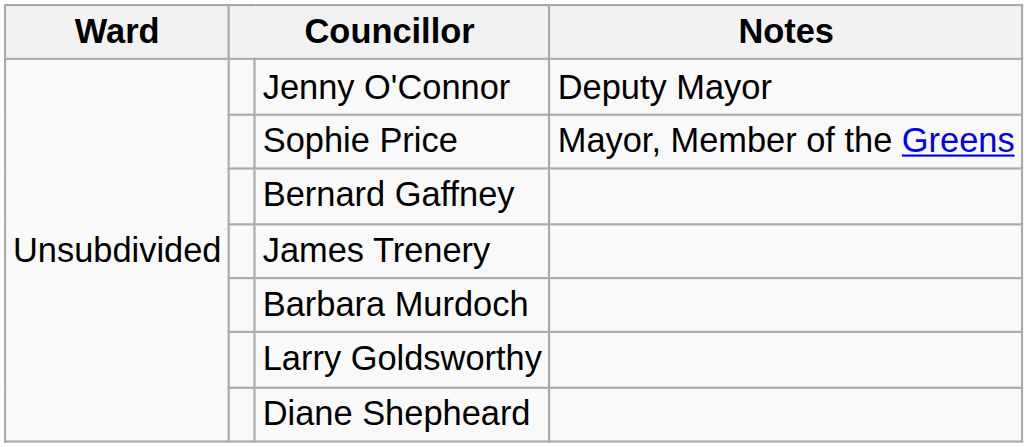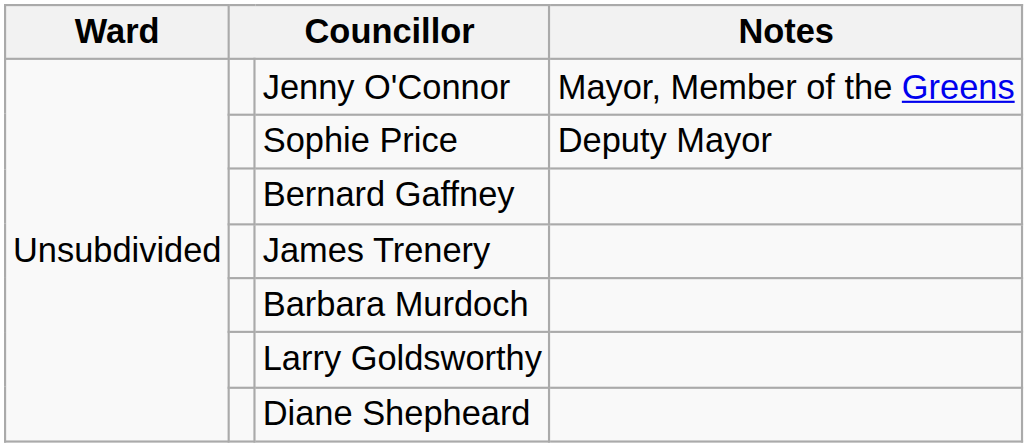(665, 86) Deputy Mayor -> (786, 86) Mayor, Member of the Greens
(786, 140) Mayor, Member of the Greens -> (665, 140) Deputy Mayor
